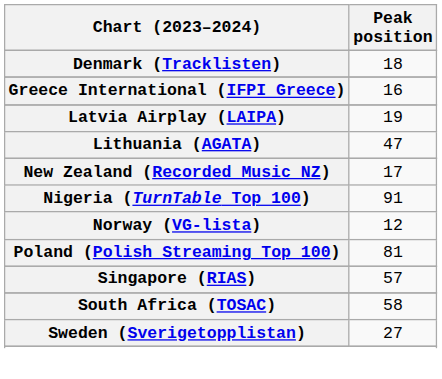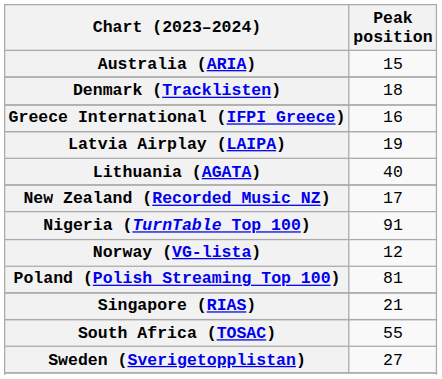+ row: (177, 64)
(393, 145) 47 -> (393, 172) 40
(393, 279) 57 -> (393, 306) 21
(393, 306) 58 -> (393, 333) 55
